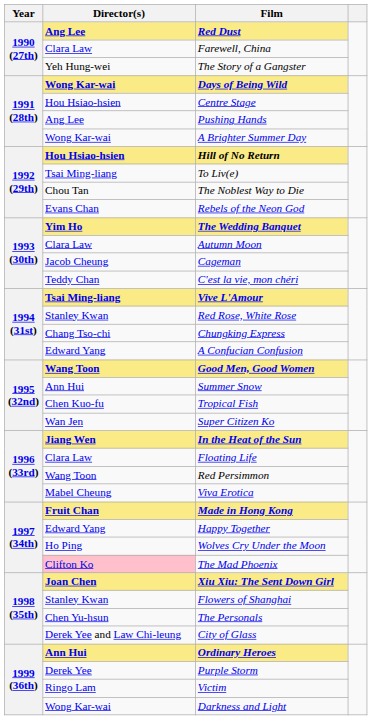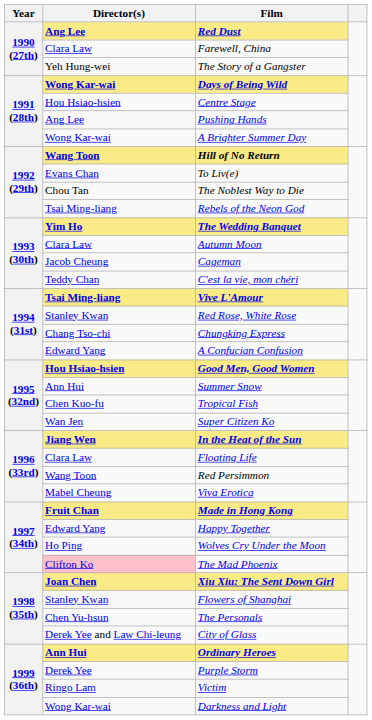(85, 155) Hou Hsiao-hsien -> (72, 155) Wang Toon
(81, 173) Tsai Ming-liang -> (72, 173) Evans Chan
(72, 208) Evans Chan -> (81, 208) Tsai Ming-liang
(72, 368) Wang Toon -> (85, 368) Hou Hsiao-hsien
